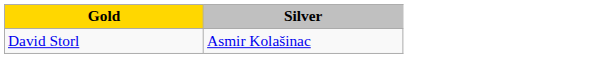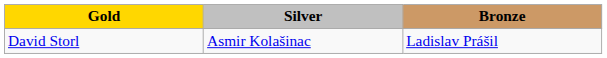+ column: (502, 16)
